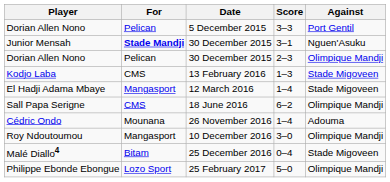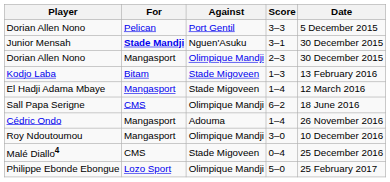columns swapped: (345, 12) <-> (230, 12)
(140, 58) Pelican -> (150, 58) Mangasport
(135, 74) CMS -> (136, 74) Bitam
(144, 120) Mounana -> (150, 120) Mangasport
(136, 152) Bitam -> (135, 152) CMS
